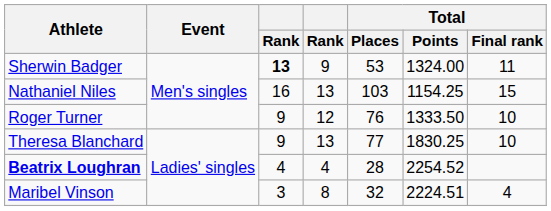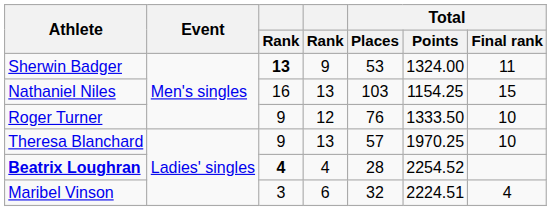(375, 142) 77 -> (375, 142) 57
(435, 142) 1830.25 -> (435, 142) 1970.25
(281, 168) normal -> (281, 168) bold
(325, 193) 8 -> (325, 193) 6
